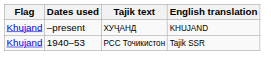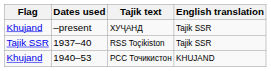(189, 28) KHUJAND -> (194, 28) Tajik SSR
+ row: (137, 43)
(187, 43) Tajik SSR -> (195, 59) KHUJAND
